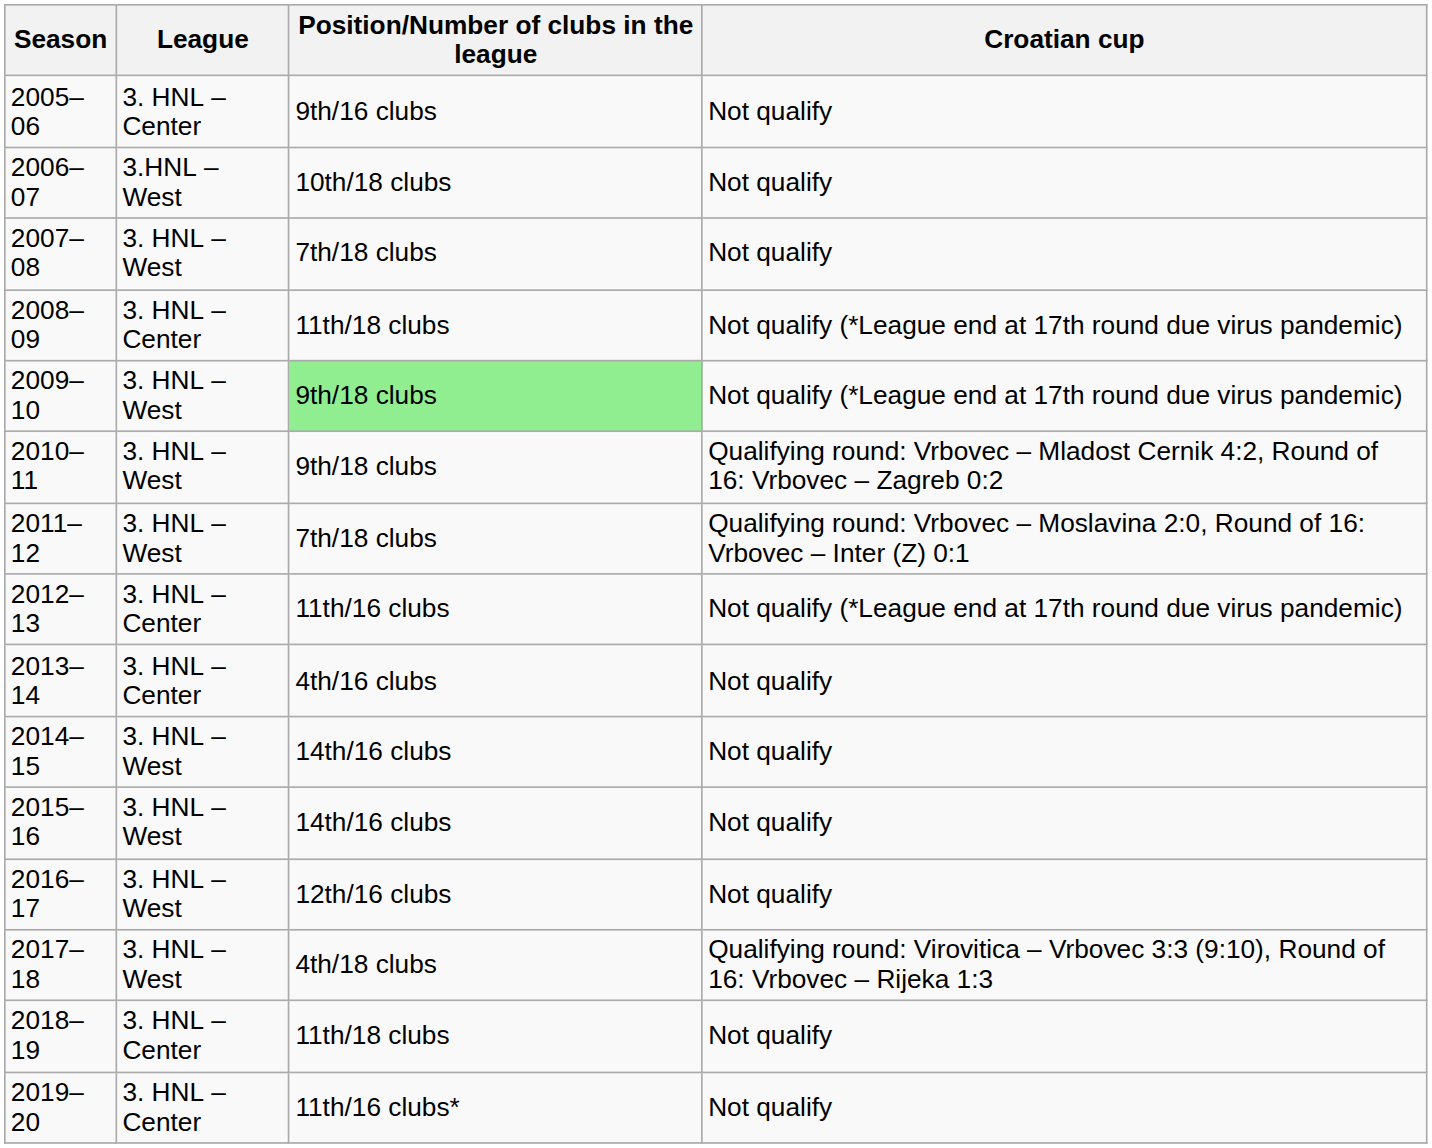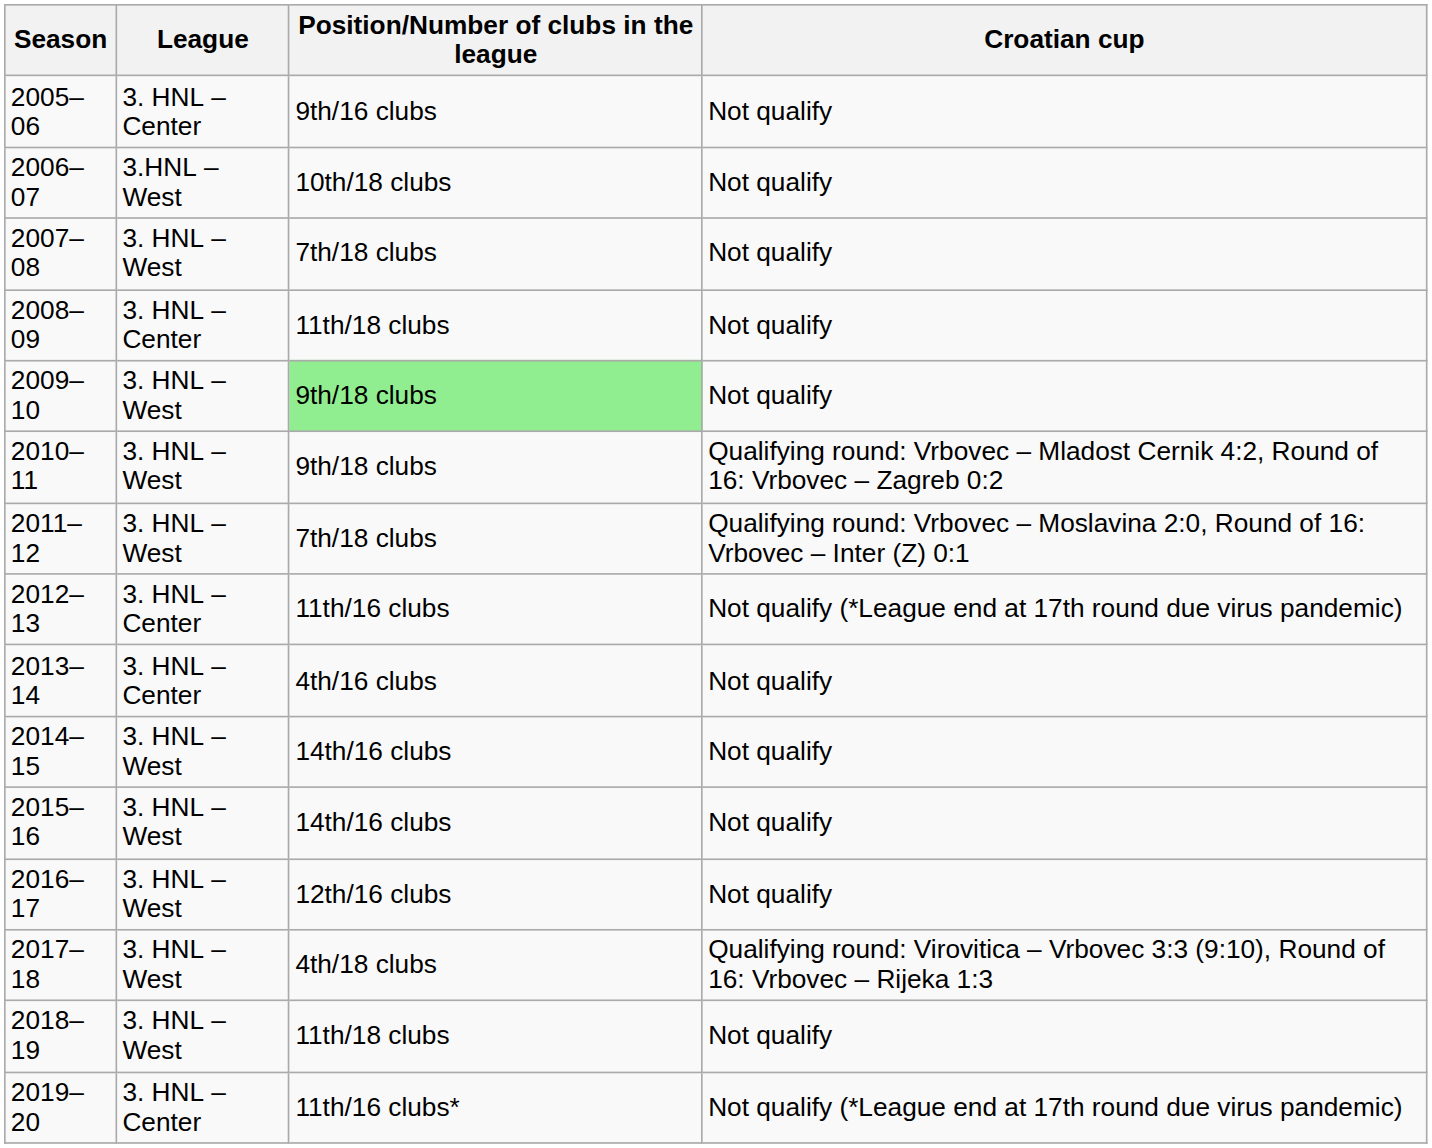(1055, 324) Not qualify (*League end at 17th round due virus pandemic) -> (770, 324) Not qualify
(1055, 395) Not qualify (*League end at 17th round due virus pandemic) -> (770, 395) Not qualify
(174, 1035) 3. HNL – Center -> (174, 1035) 3. HNL – West
(770, 1107) Not qualify -> (1055, 1107) Not qualify (*League end at 17th round due virus pandemic)
